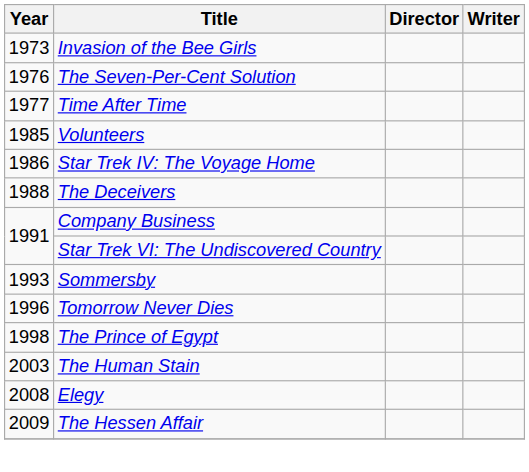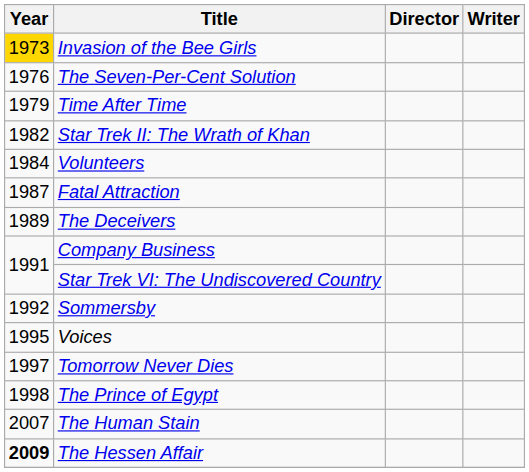(29, 47) no background -> (29, 47) gold background
(29, 105) 1977 -> (29, 105) 1979
+ row: (184, 134)
(29, 134) 1985 -> (29, 163) 1984
- row: (186, 163)
+ row: (119, 192)
(29, 192) 1988 -> (29, 221) 1989
(29, 279) 1993 -> (29, 308) 1992
+ row: (85, 337)
(29, 308) 1996 -> (29, 366) 1997
(29, 366) 2003 -> (29, 423) 2007
- row: (81, 395)
(29, 423) normal -> (29, 452) bold
